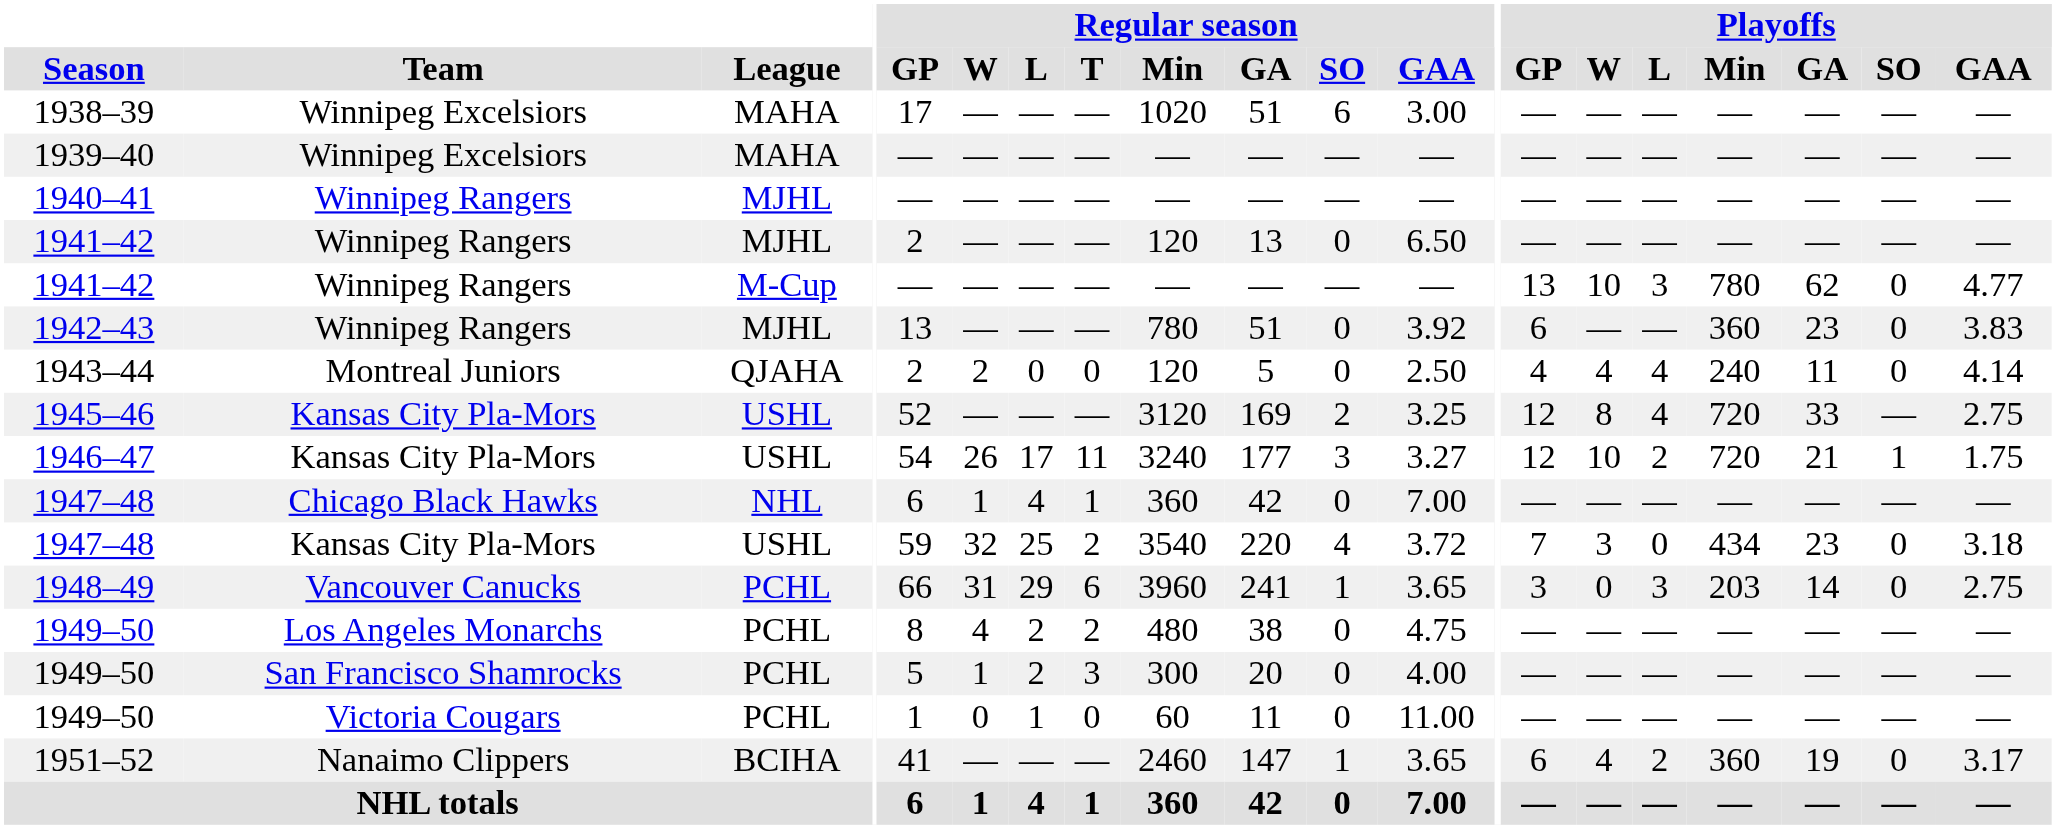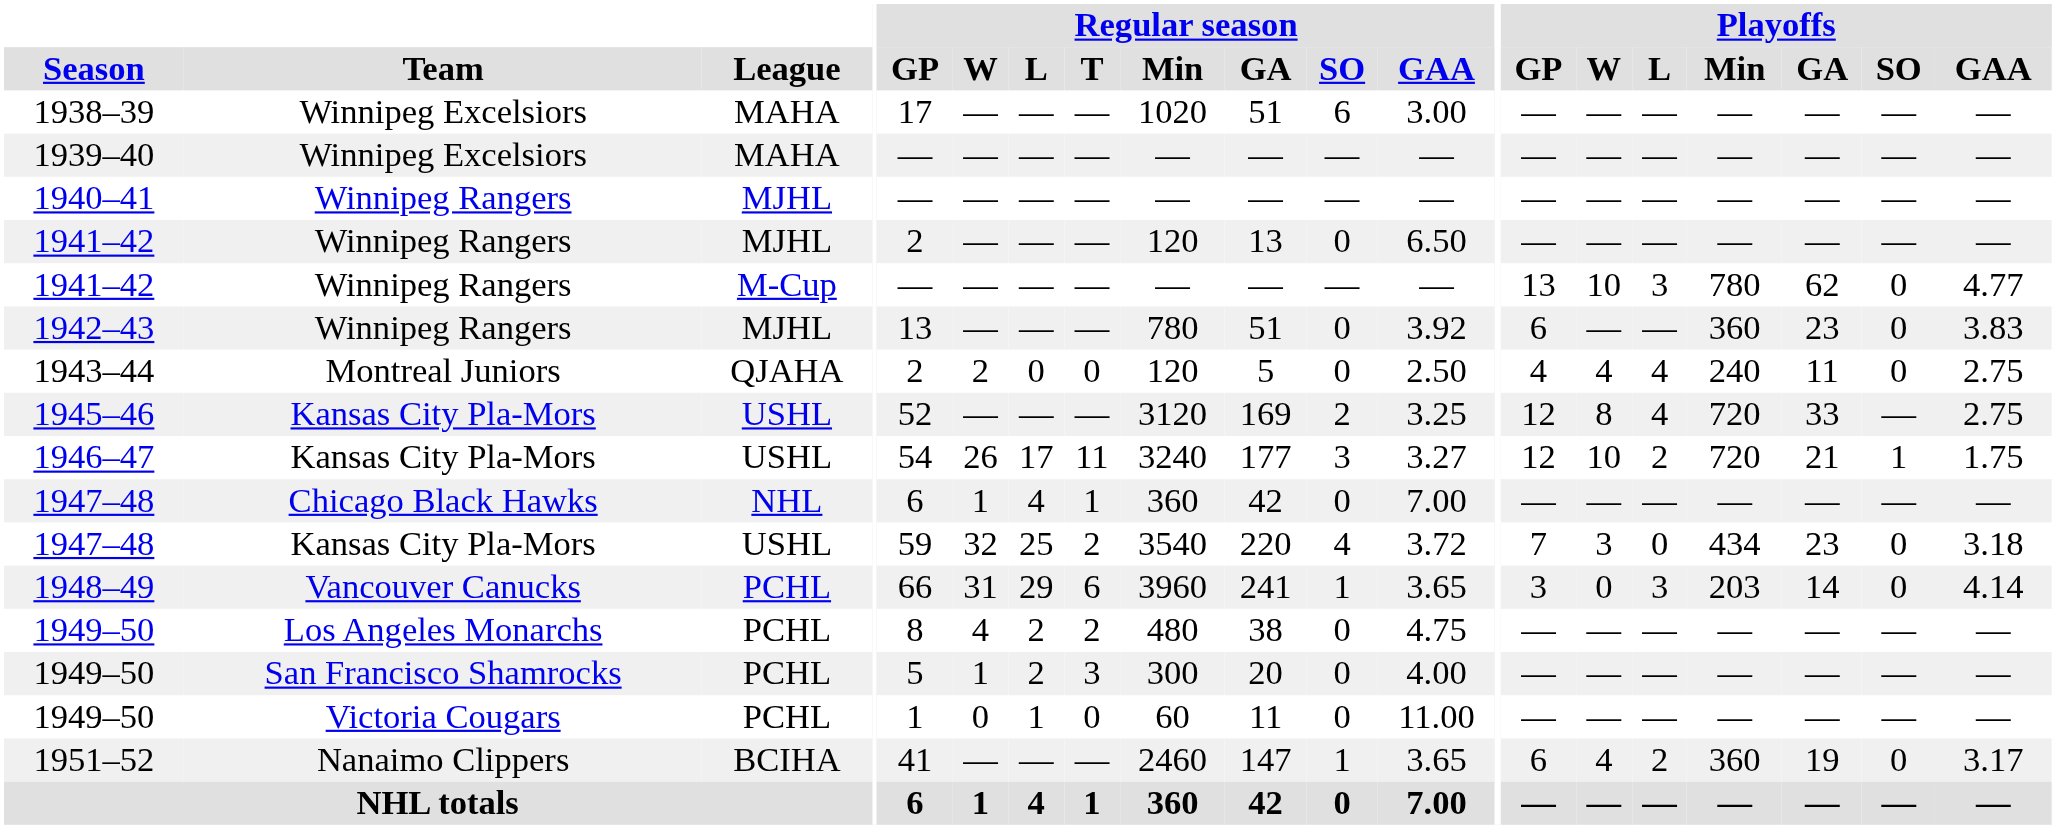(1993, 370) 4.14 -> (1993, 370) 2.75
(1993, 586) 2.75 -> (1993, 586) 4.14
